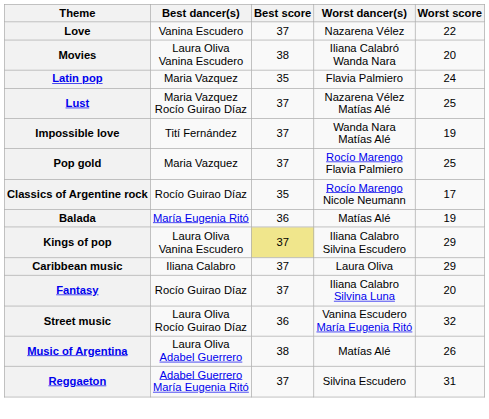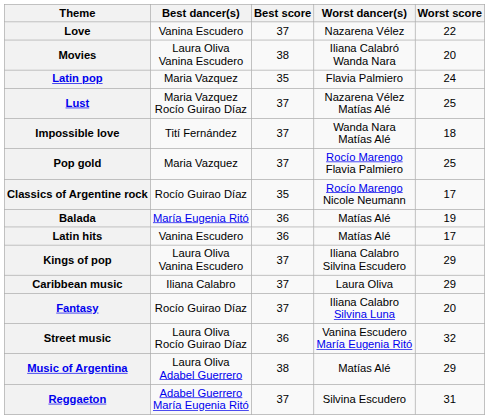(450, 133) 19 -> (450, 133) 18
+ row: (77, 236)
(283, 242) khaki background -> (283, 260) no background
(450, 351) 26 -> (450, 369) 29
